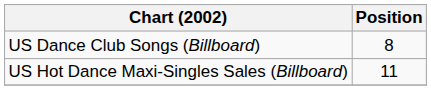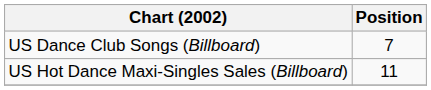(389, 44) 8 -> (389, 44) 7
